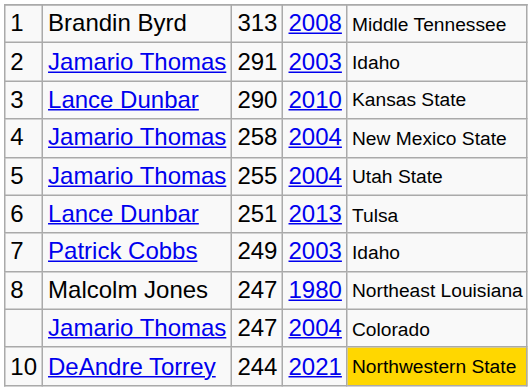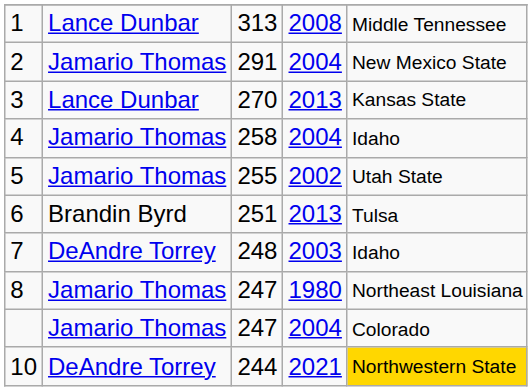(117, 23) Brandin Byrd -> (123, 23) Lance Dunbar
(315, 61) 2003 -> (315, 61) 2004
(376, 62) Idaho -> (429, 62) New Mexico State
(257, 99) 290 -> (257, 99) 270
(315, 99) 2010 -> (315, 99) 2013
(429, 138) New Mexico State -> (376, 138) Idaho
(315, 175) 2004 -> (315, 175) 2002
(123, 213) Lance Dunbar -> (117, 213) Brandin Byrd
(123, 251) Patrick Cobbs -> (132, 251) DeAndre Torrey
(257, 251) 249 -> (257, 251) 248
(128, 289) Malcolm Jones -> (137, 289) Jamario Thomas
